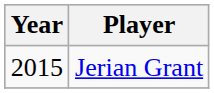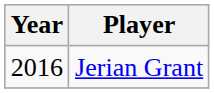(37, 66) 2015 -> (37, 66) 2016
